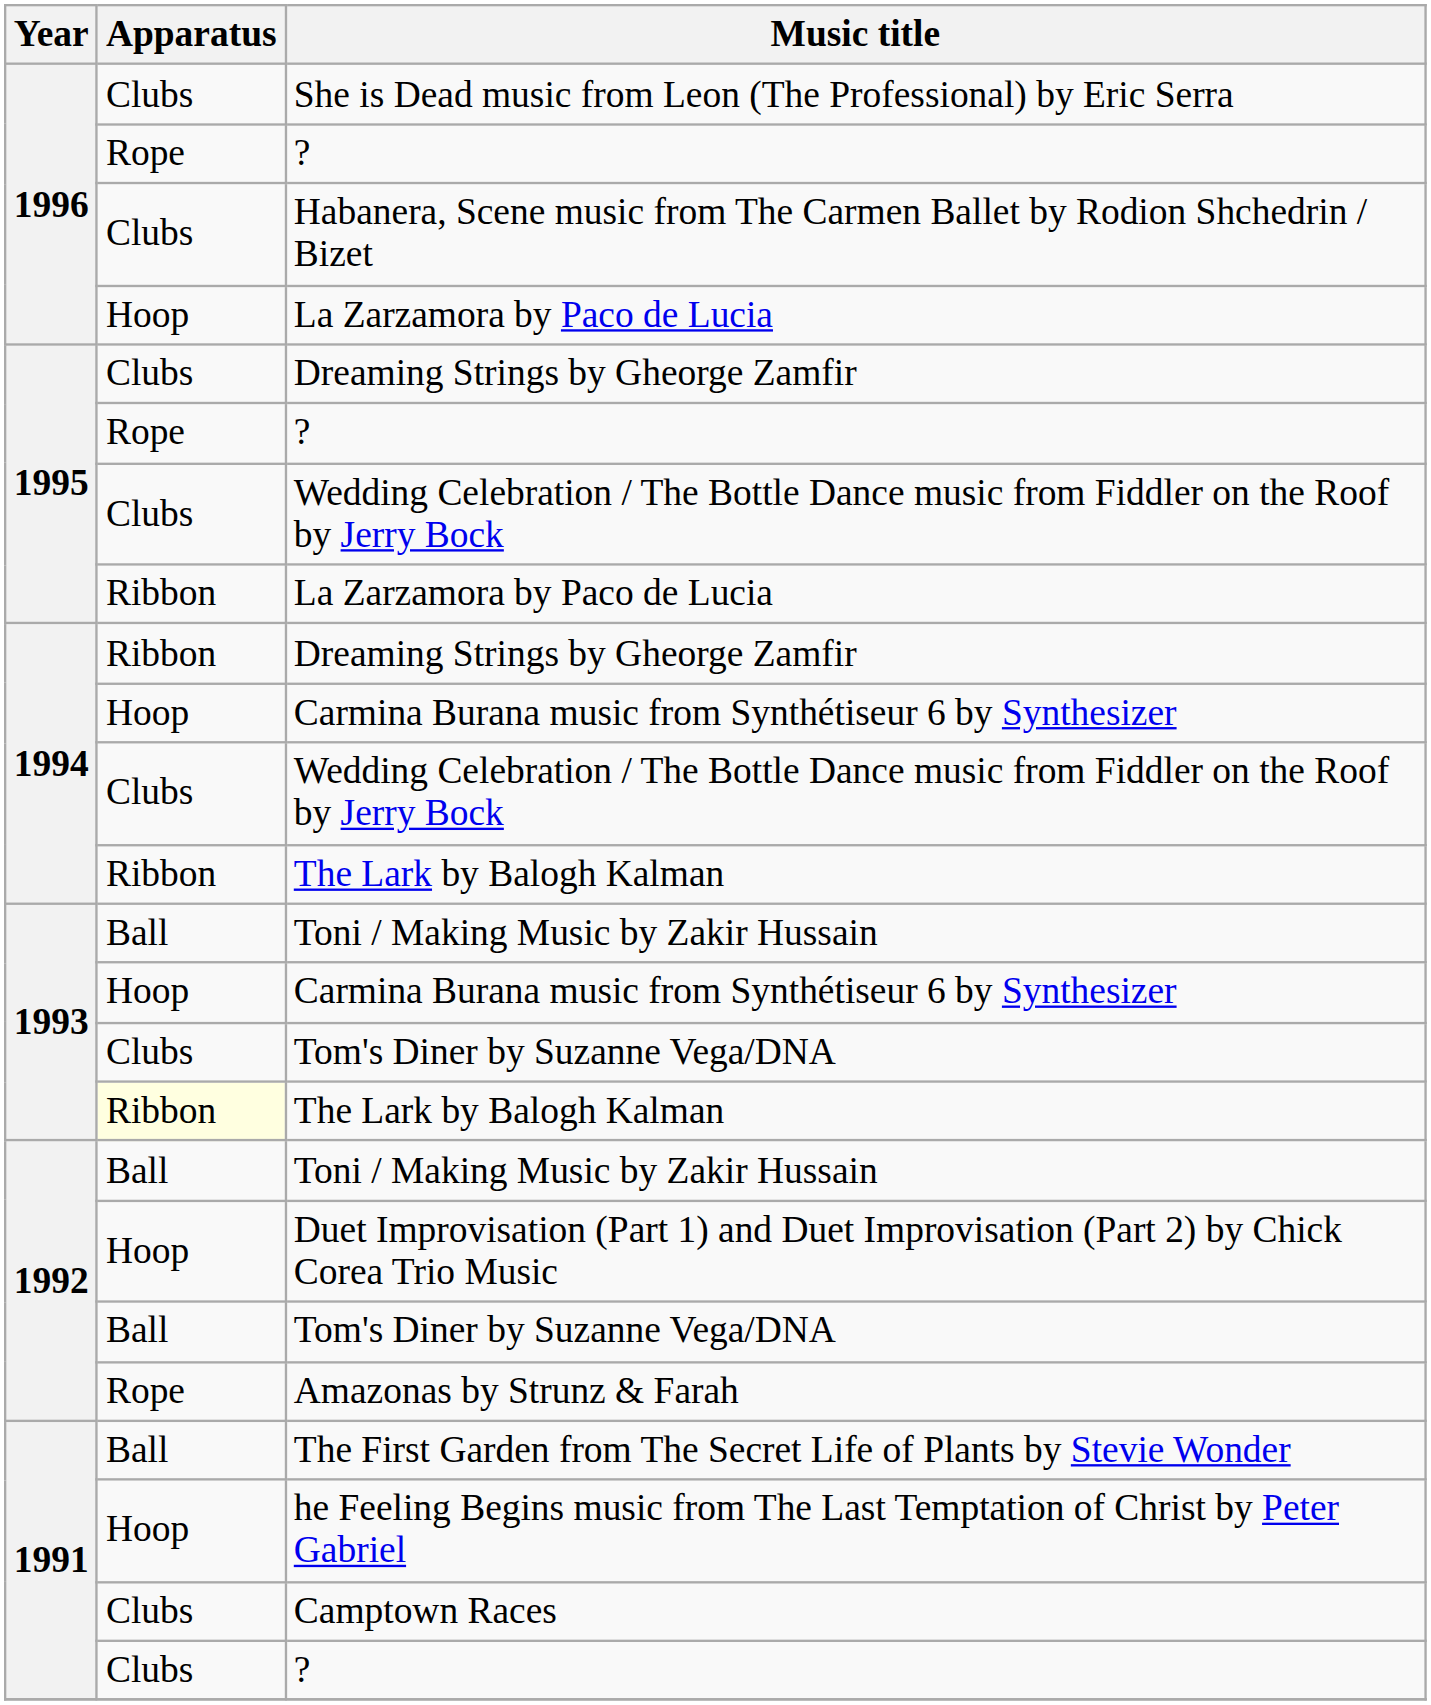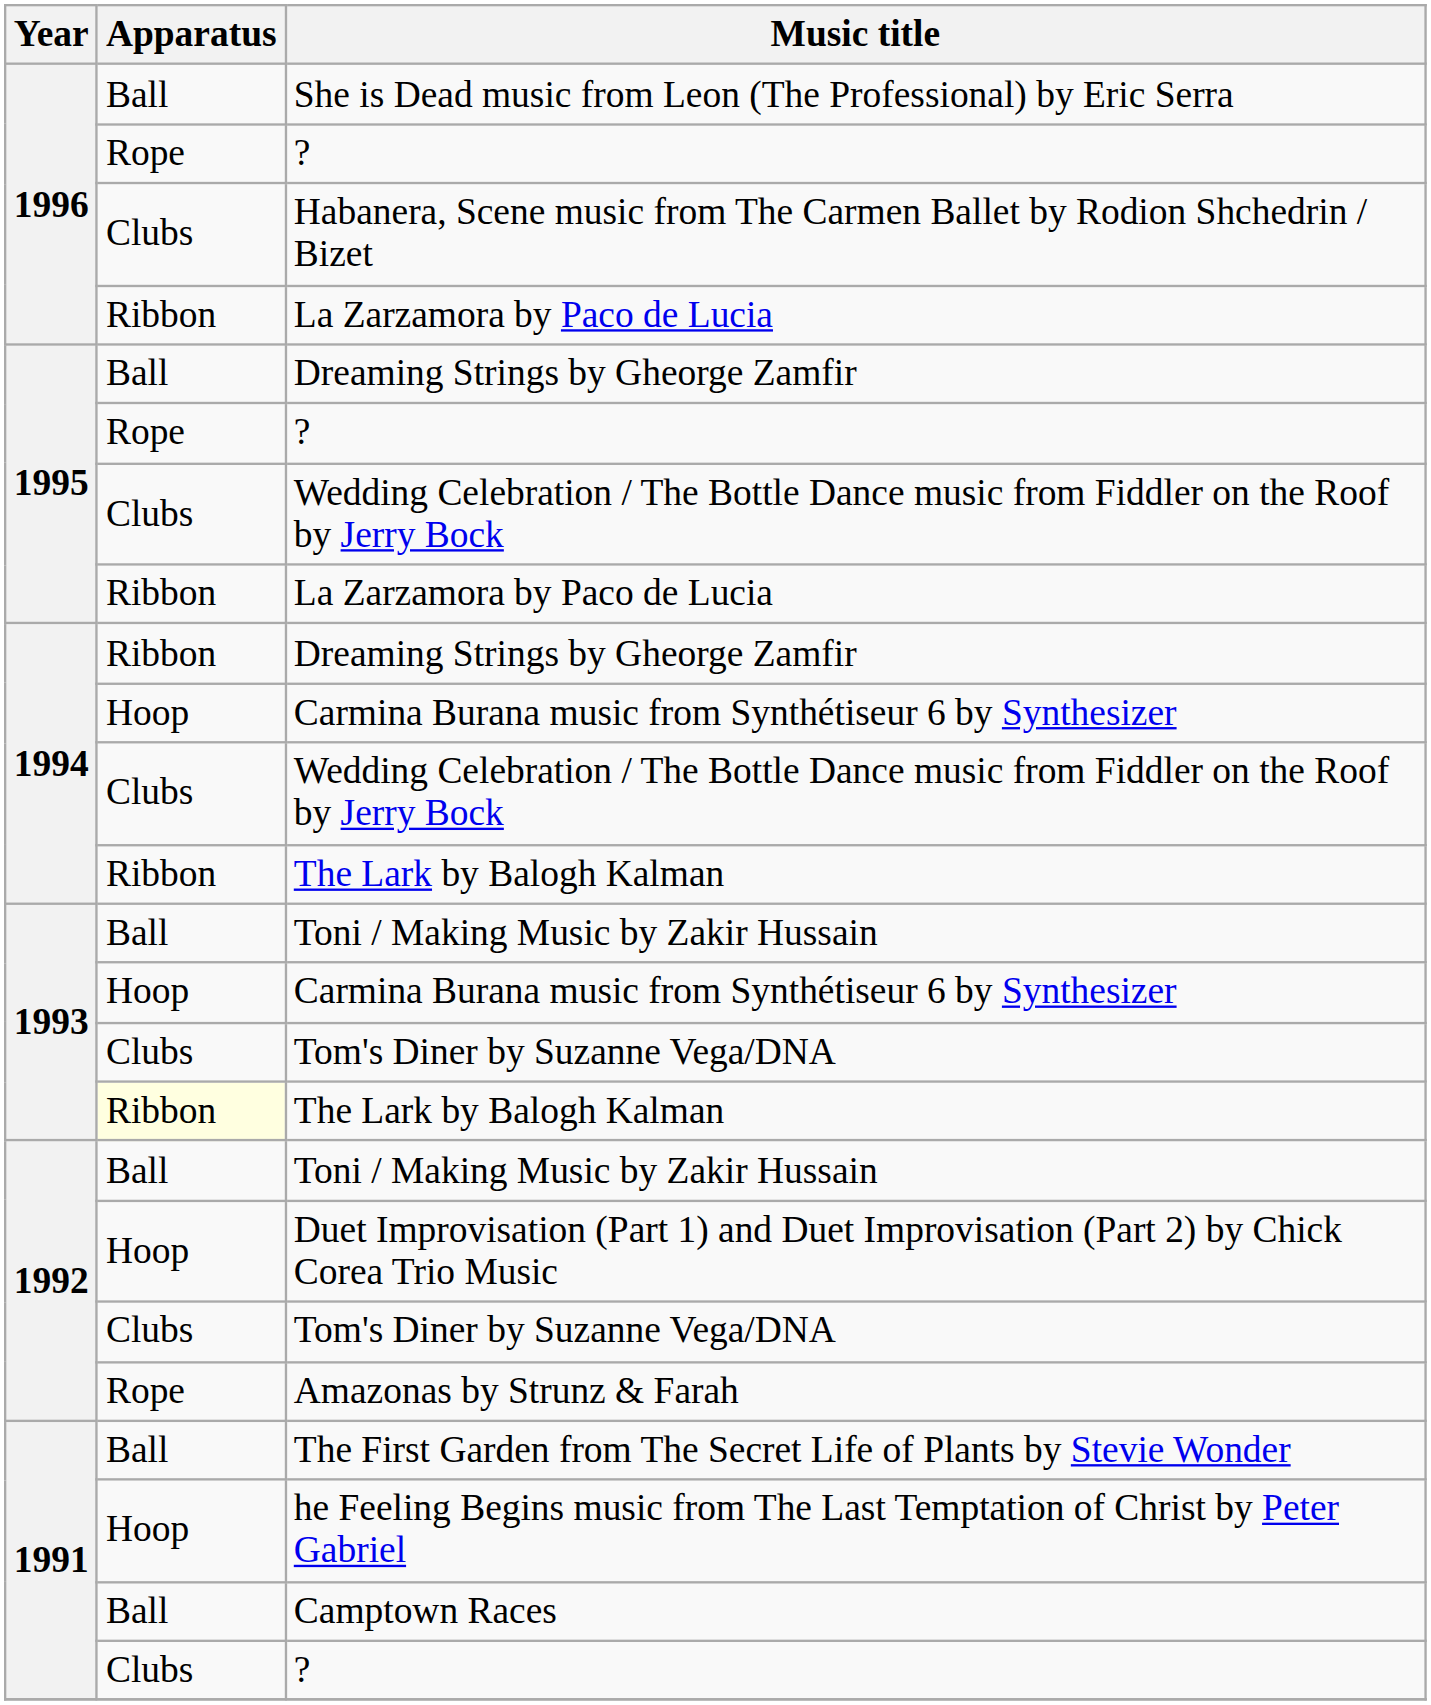(150, 93) Clubs -> (137, 93) Ball
(148, 313) Hoop -> (161, 313) Ribbon
(150, 373) Clubs -> (137, 373) Ball
(137, 1330) Ball -> (150, 1330) Clubs
(150, 1610) Clubs -> (137, 1610) Ball
